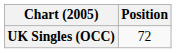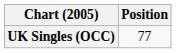(145, 36) 72 -> (145, 36) 77
